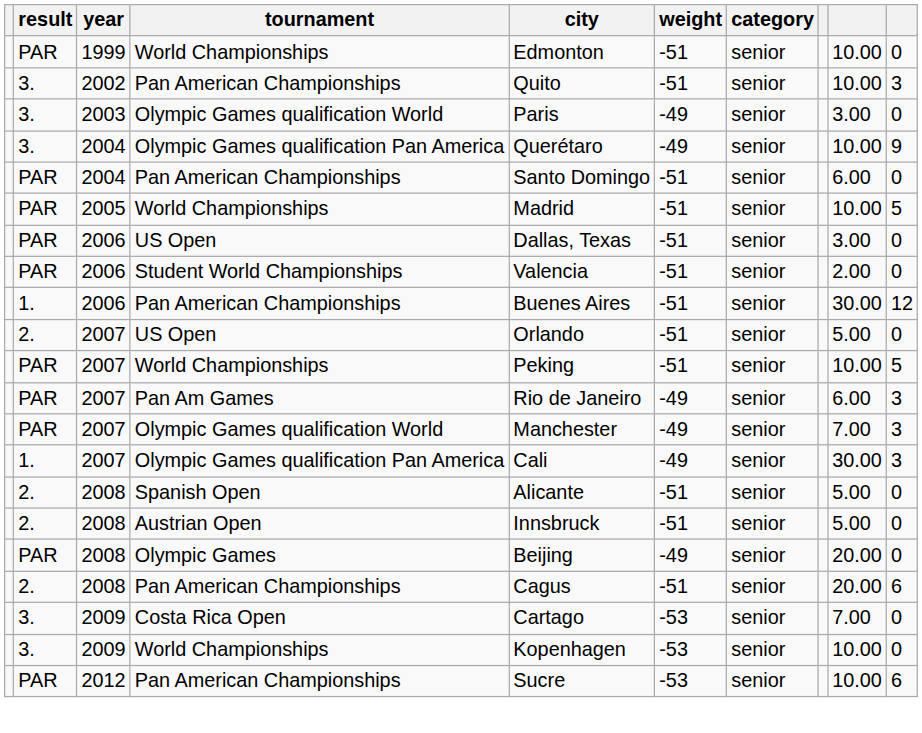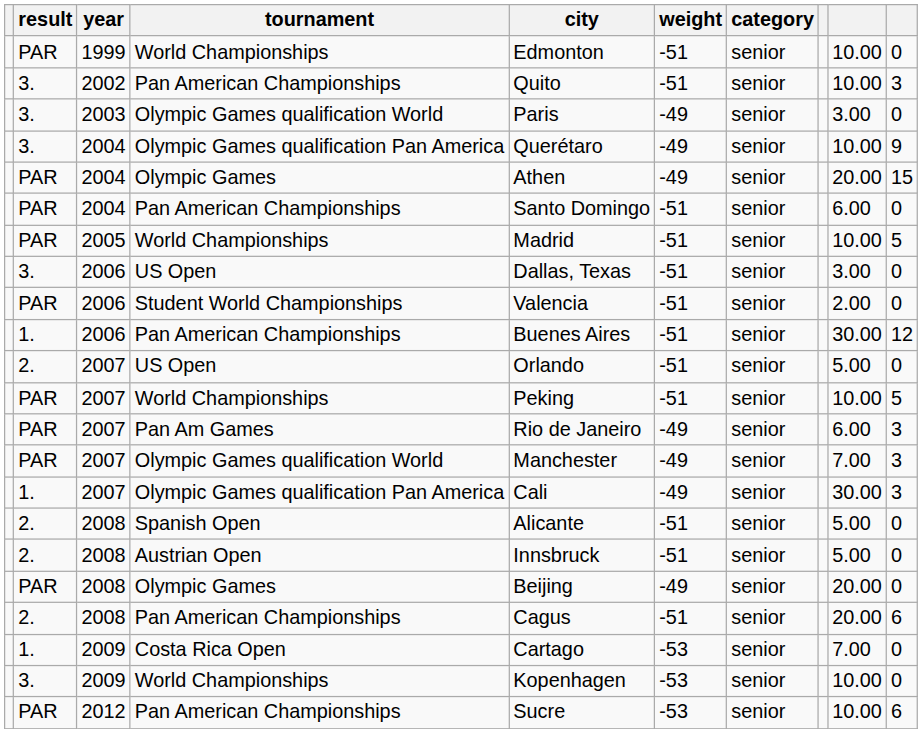+ row: (104, 177)
(38, 240) PAR -> (27, 271) 3.
(27, 618) 3. -> (27, 649) 1.
